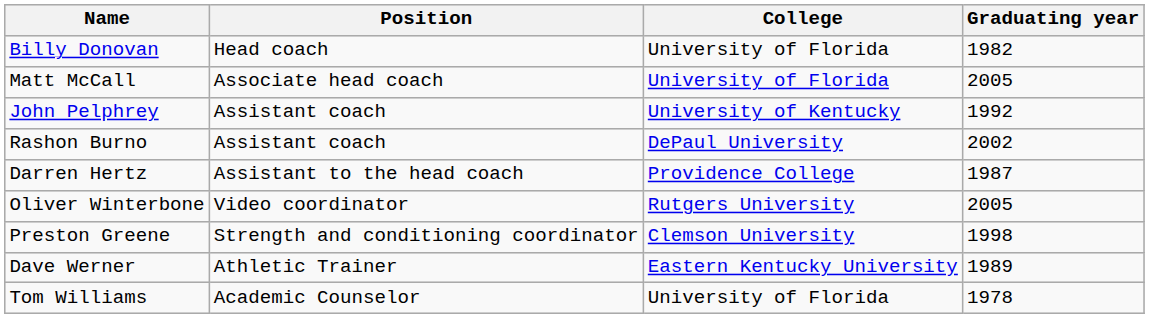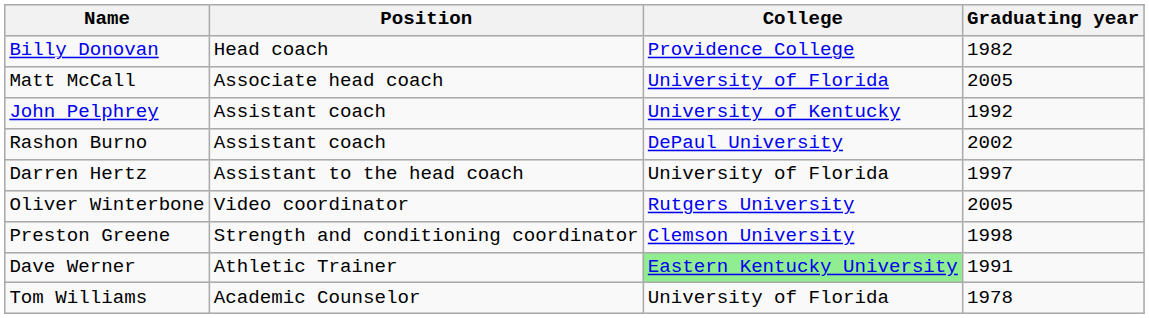(768, 51) University of Florida -> (751, 51) Providence College
(751, 175) Providence College -> (768, 175) University of Florida
(990, 175) 1987 -> (990, 175) 1997
(803, 268) no background -> (803, 268) lightgreen background
(990, 268) 1989 -> (990, 268) 1991
